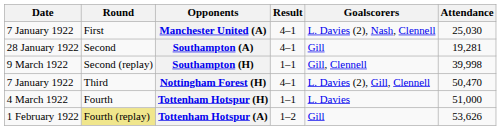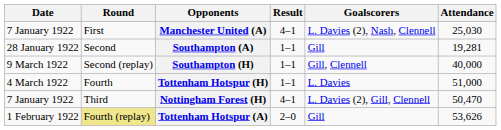(288, 47) 4–1 -> (288, 47) 1–1
(467, 64) 39,998 -> (467, 64) 40,000
rows swapped: (213, 82) <-> (213, 99)
(288, 116) 1–2 -> (288, 116) 2–0
